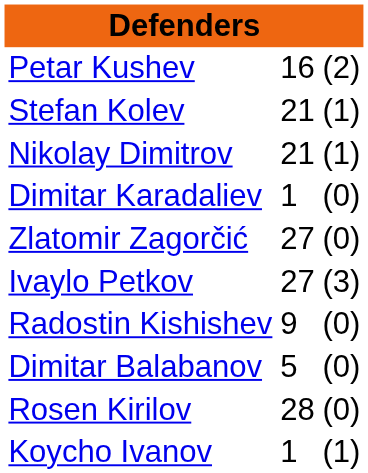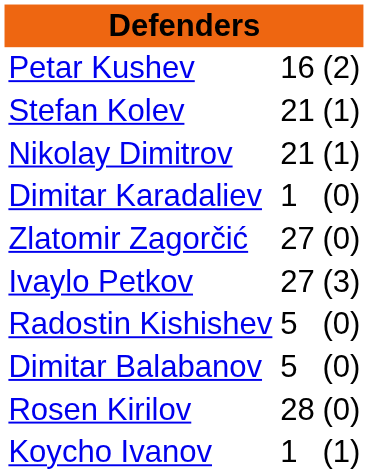(289, 324) 9 -> (289, 324) 5
